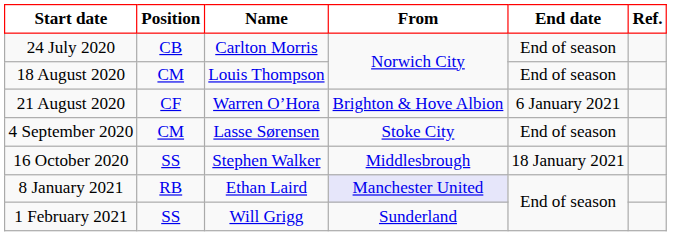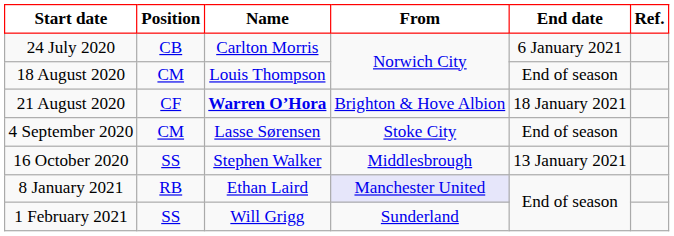(568, 47) End of season -> (570, 47) 6 January 2021
(266, 103) normal -> (267, 103) bold
(568, 103) 6 January 2021 -> (570, 103) 18 January 2021
(568, 160) 18 January 2021 -> (570, 160) 13 January 2021
